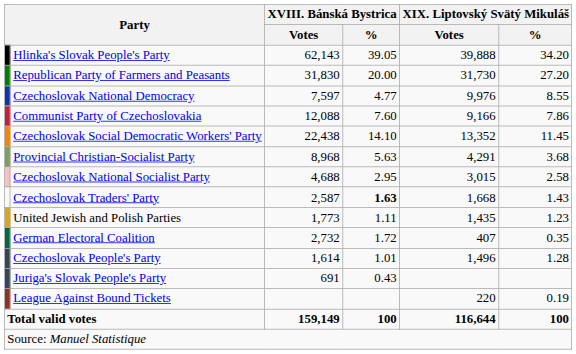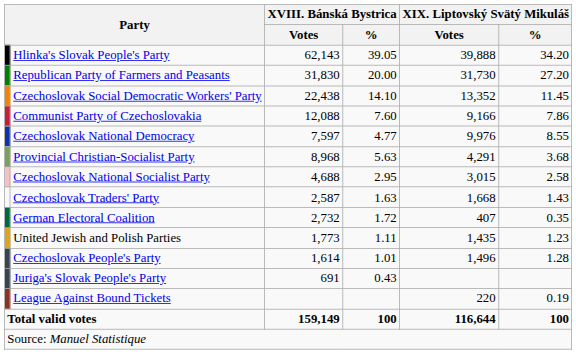rows swapped: (137, 136) <-> (104, 95)
(385, 197) bold -> (385, 197) normal
rows swapped: (97, 217) <-> (84, 237)
